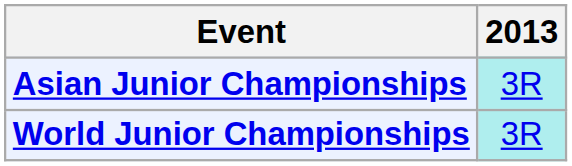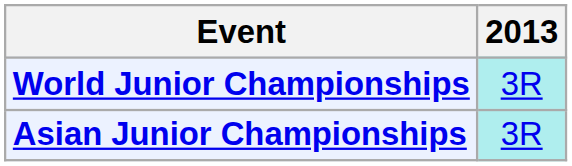rows swapped: (240, 83) <-> (241, 135)
